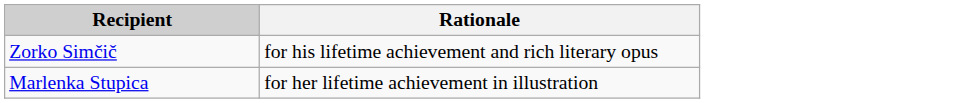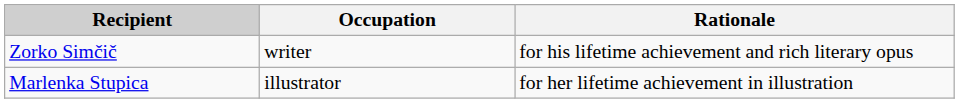+ column: (387, 20)
